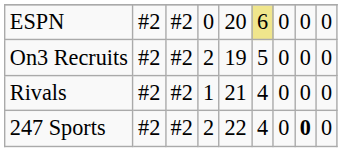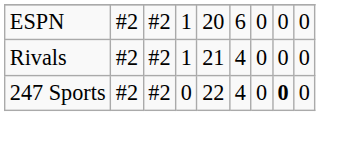(209, 22) 0 -> (186, 22) 1
(262, 22) khaki background -> (240, 22) no background
- row: (69, 57)
(209, 127) 2 -> (186, 92) 0
